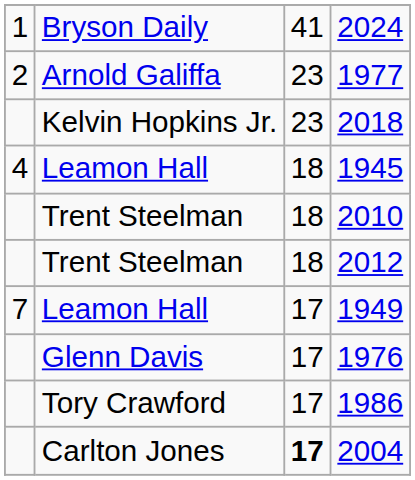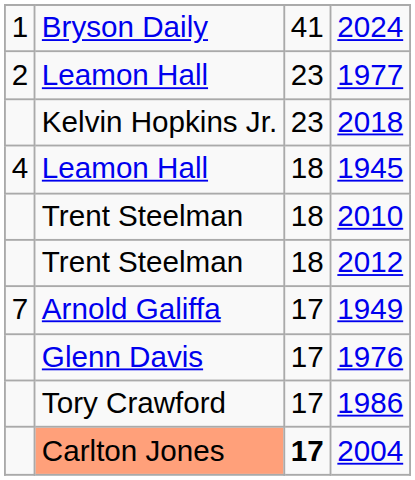(131, 74) Arnold Galiffa -> (125, 74) Leamon Hall
(125, 309) Leamon Hall -> (131, 309) Arnold Galiffa
(133, 450) no background -> (133, 450) lightsalmon background
